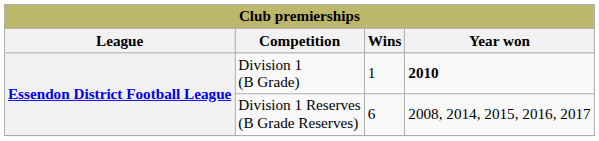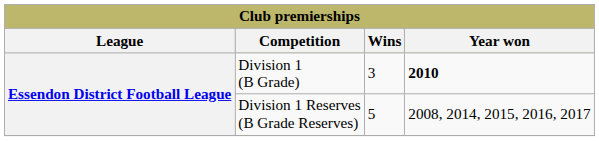(372, 73) 1 -> (372, 73) 3
(372, 114) 6 -> (372, 114) 5
